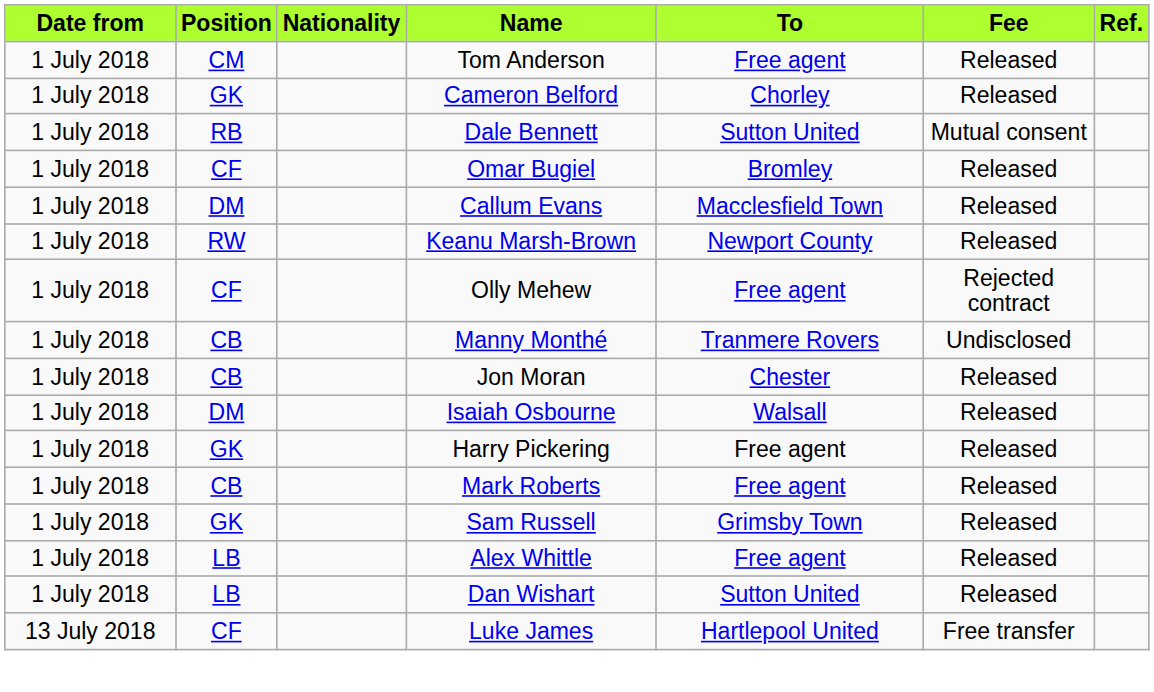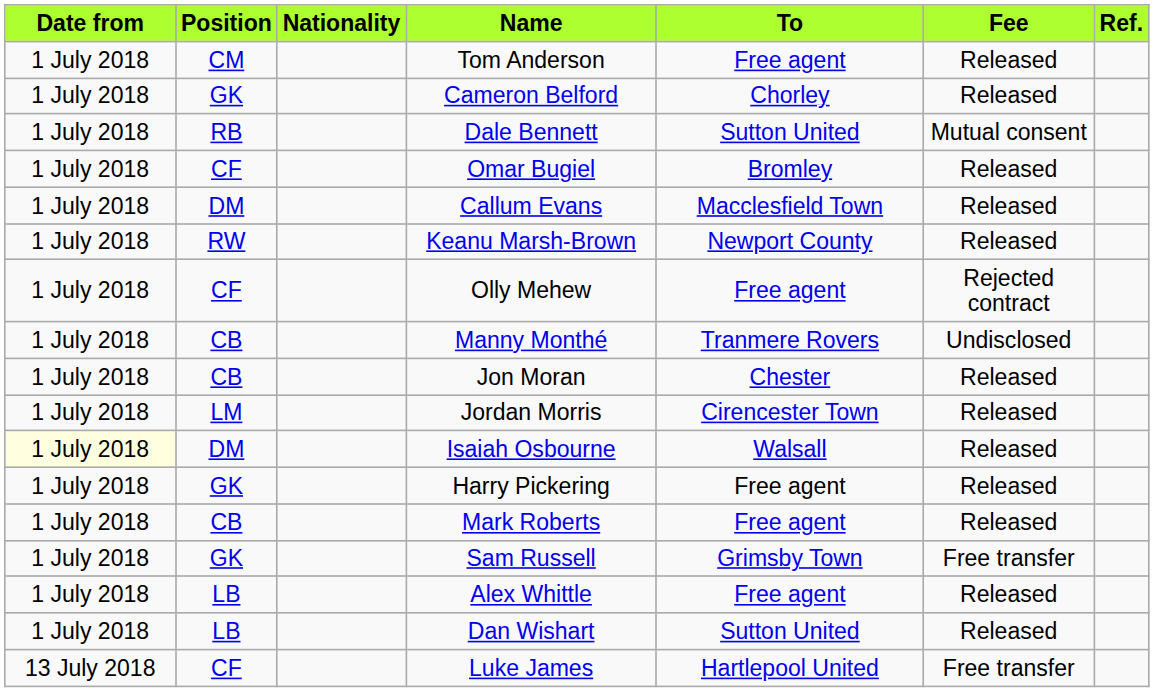+ row: (531, 413)
(90, 413) no background -> (90, 449) lightyellow background
(1009, 522) Released -> (1009, 559) Free transfer
